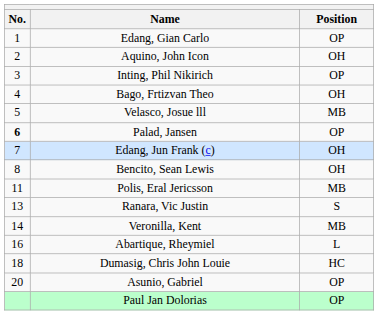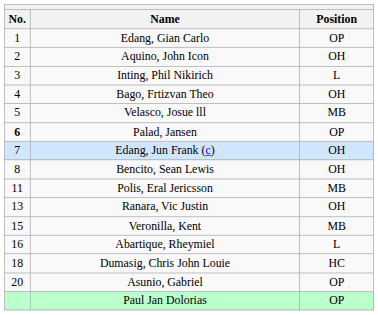(337, 75) OP -> (337, 75) L
(337, 207) S -> (337, 207) OH
(17, 225) 14 -> (17, 225) 15
